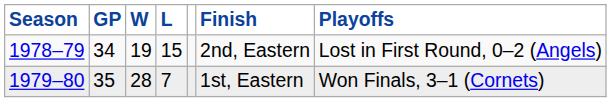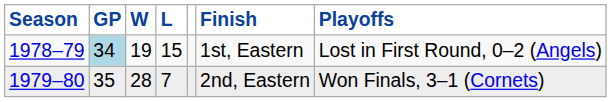(104, 50) no background -> (104, 50) lightblue background
(255, 50) 2nd, Eastern -> (252, 50) 1st, Eastern
(252, 81) 1st, Eastern -> (255, 81) 2nd, Eastern
